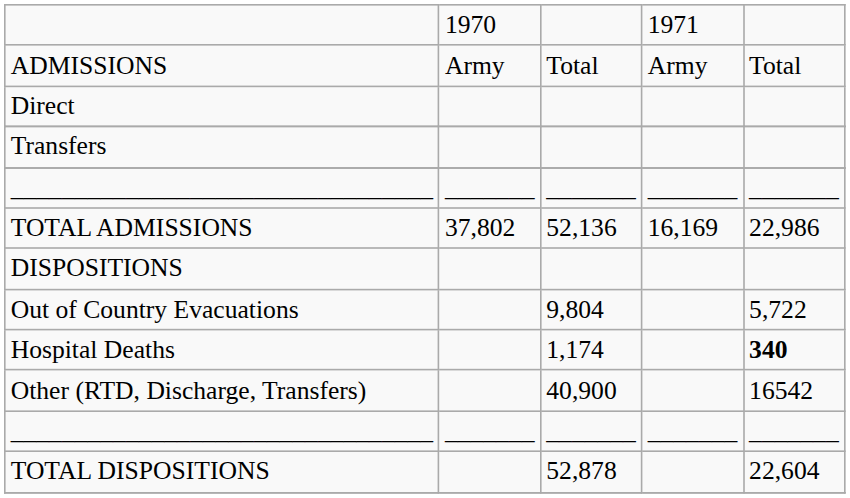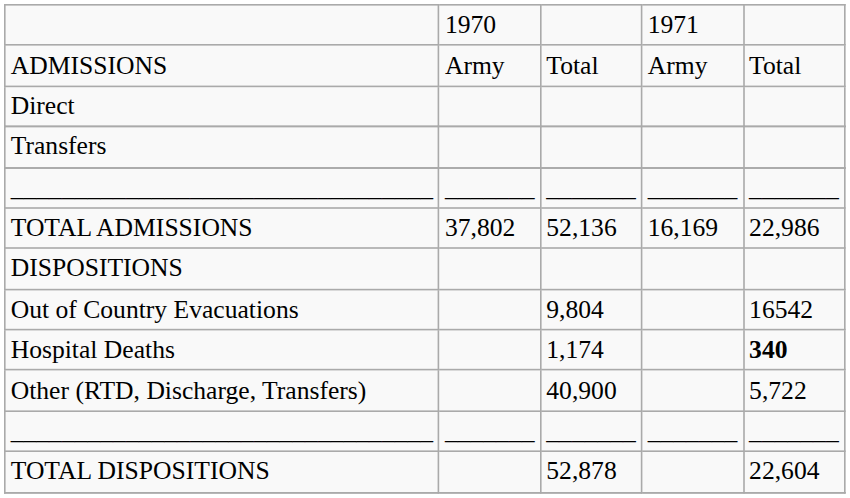(778, 308) 5,722 -> (781, 308) 16542
(781, 390) 16542 -> (778, 390) 5,722
